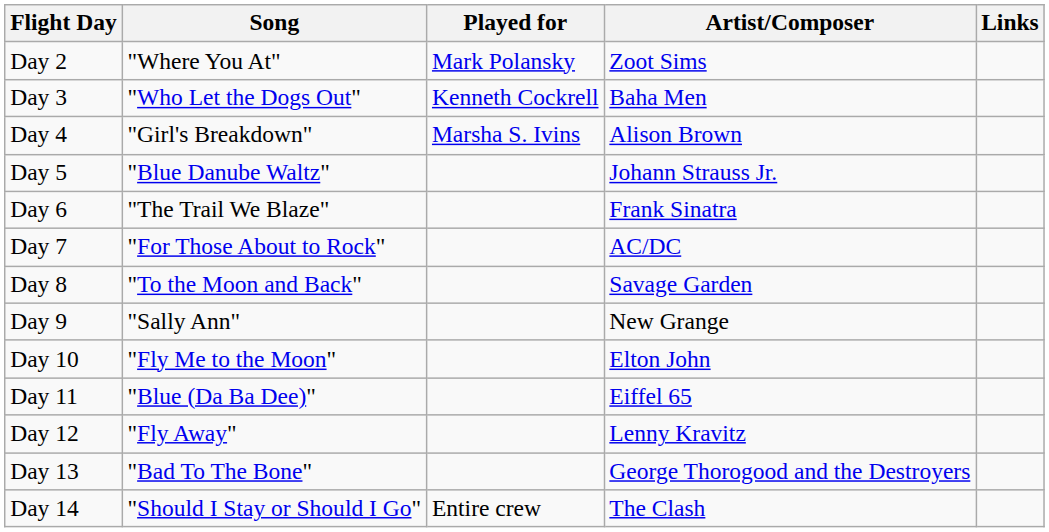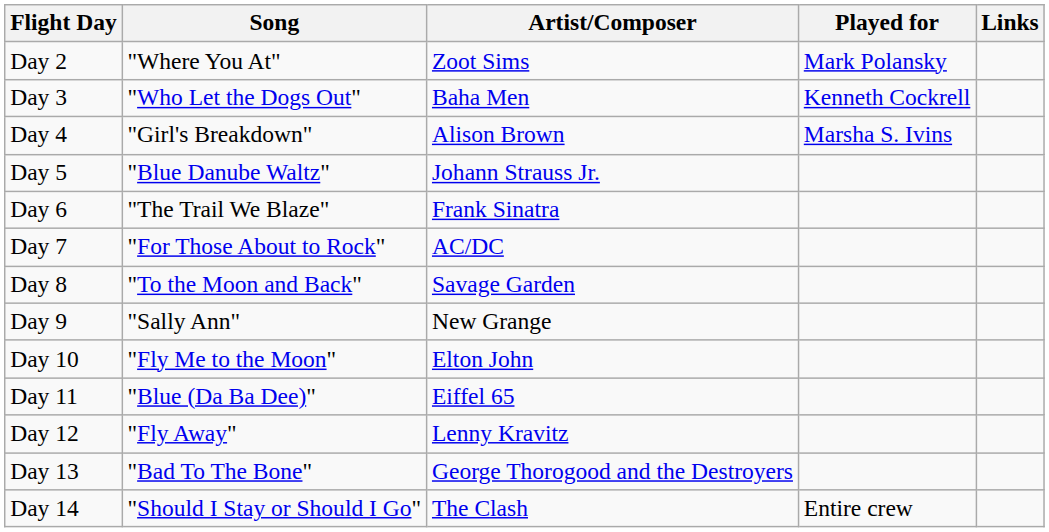columns swapped: (790, 23) <-> (515, 23)
